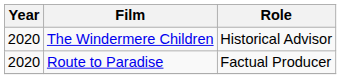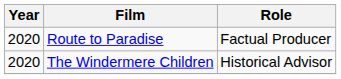rows swapped: (130, 39) <-> (105, 62)
